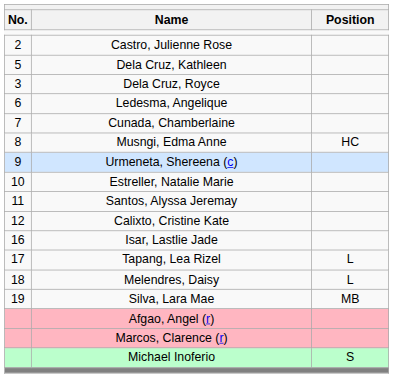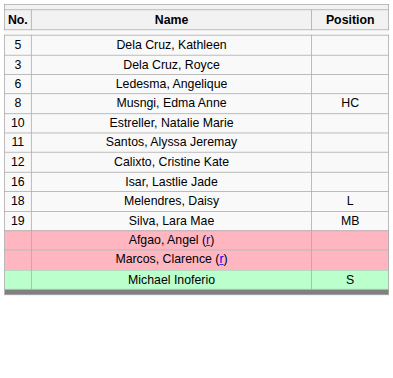- row: (18, 45)
- row: (18, 123)
- row: (18, 162)
- row: (18, 260)
